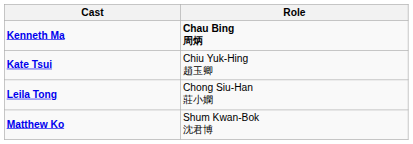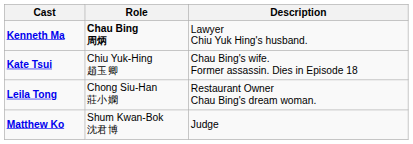+ column: (298, 12)
